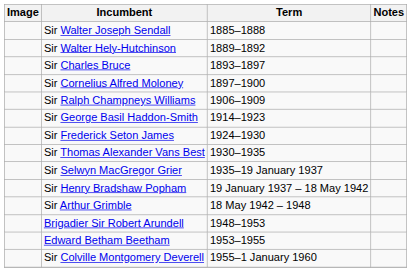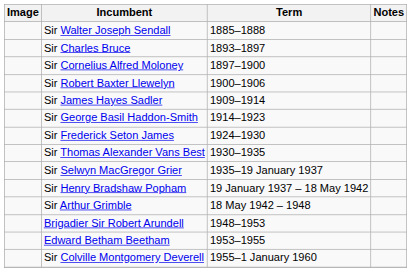- row: (110, 48)
+ row: (109, 83)
- row: (120, 100)
+ row: (103, 100)
